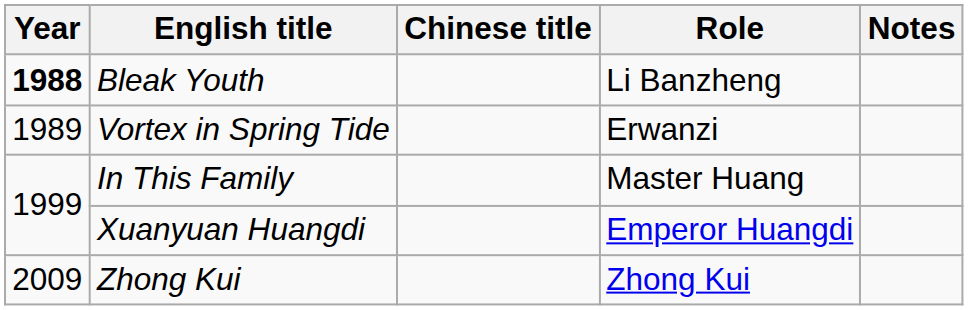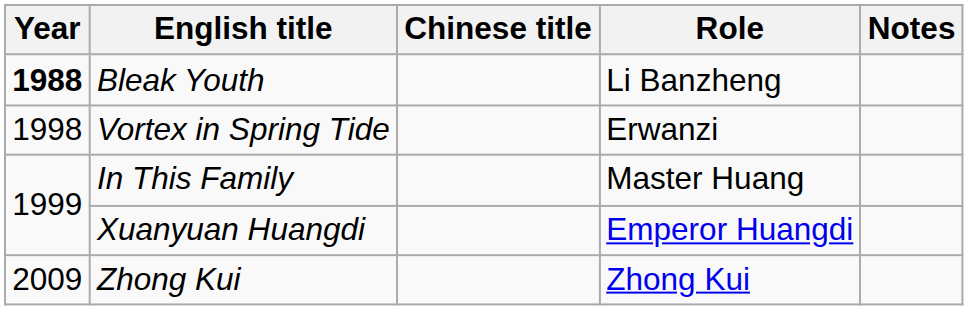(47, 129) 1989 -> (47, 129) 1998
